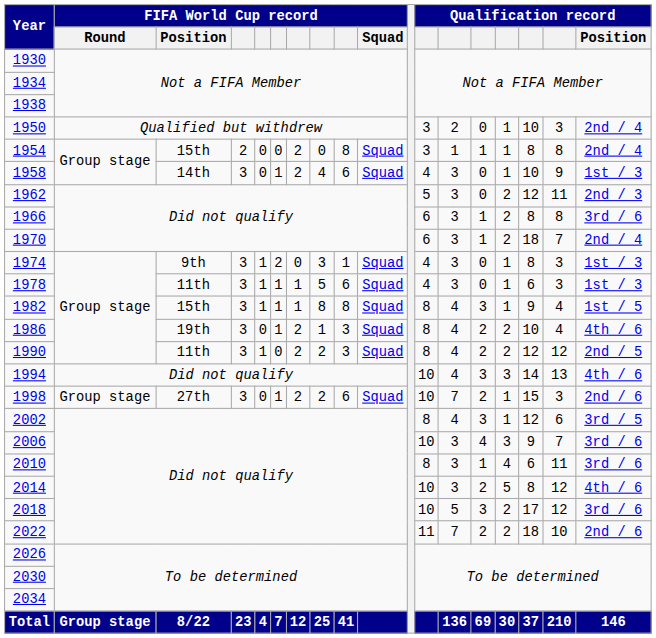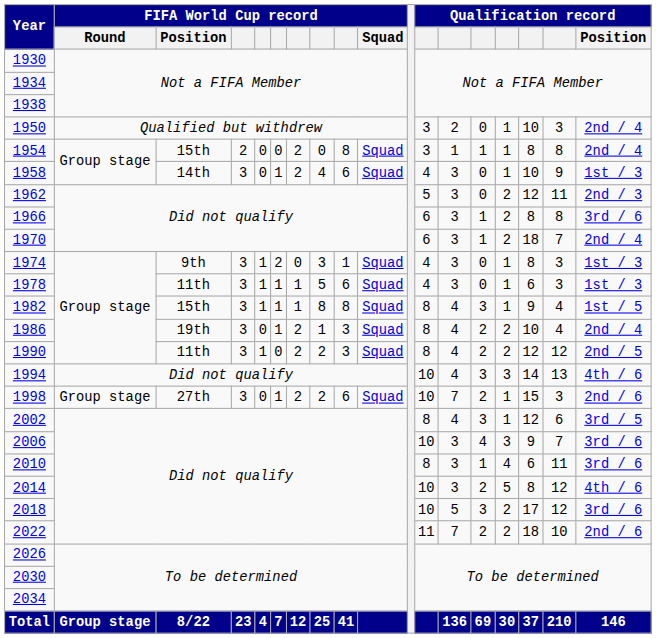(613, 330) 4th / 6 -> (613, 330) 2nd / 4
